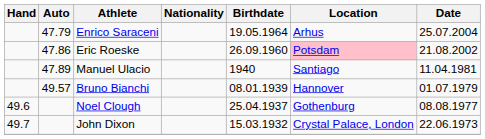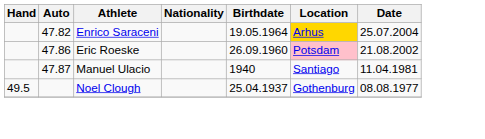(56, 32) 47.79 -> (56, 32) 47.82
(308, 32) no background -> (308, 32) gold background
(56, 69) 47.89 -> (56, 69) 47.87
- row: (113, 87)
(18, 106) 49.6 -> (18, 87) 49.5
- row: (105, 124)
